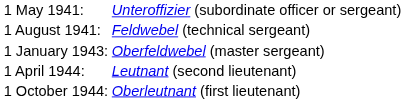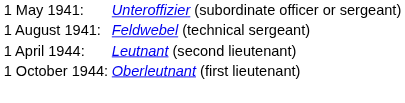- row: (56, 51)
